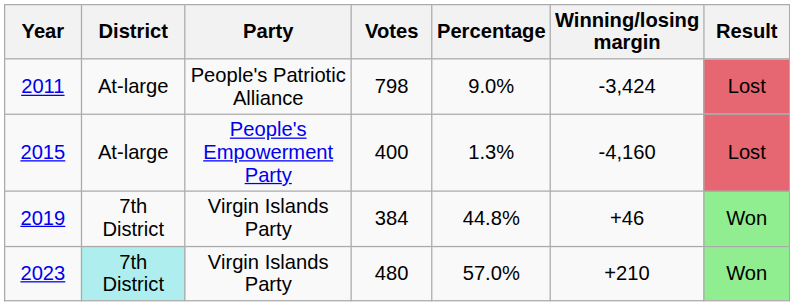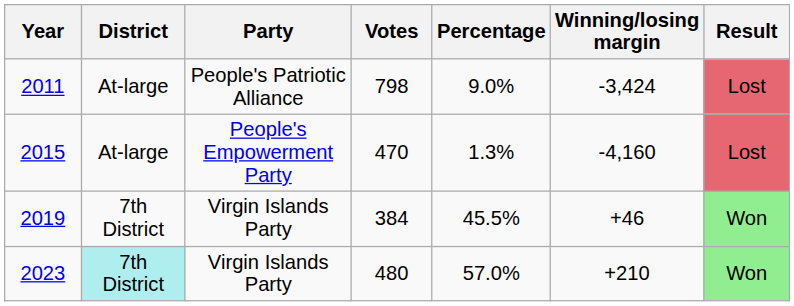(392, 152) 400 -> (392, 152) 470
(491, 218) 44.8% -> (491, 218) 45.5%
